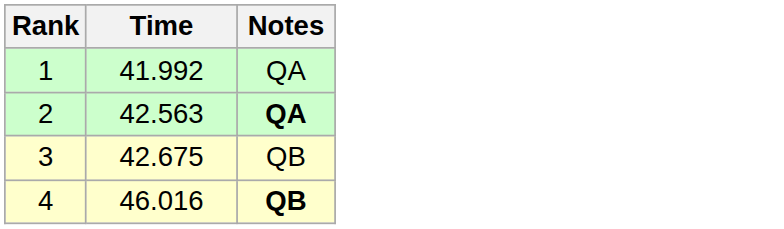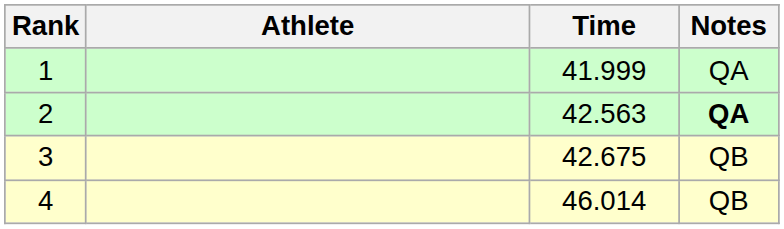+ column: (308, 26)
(161, 69) 41.992 -> (604, 69) 41.999
(161, 200) 46.016 -> (604, 200) 46.014
(286, 200) bold -> (729, 200) normal
